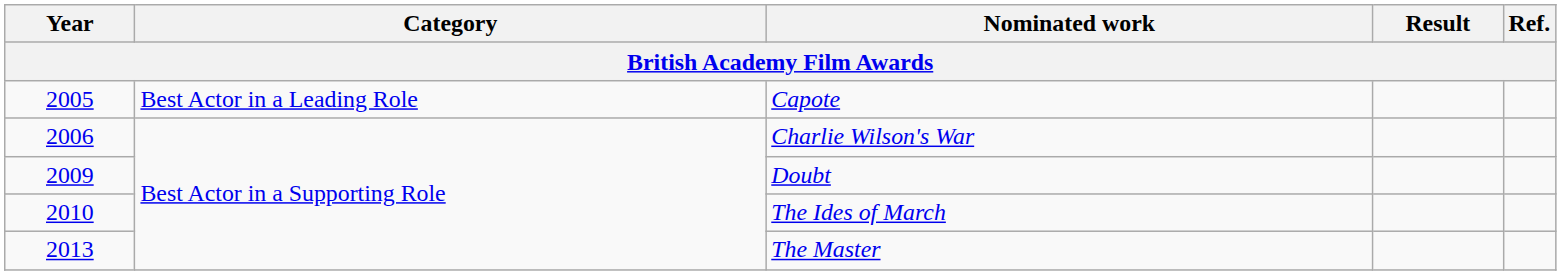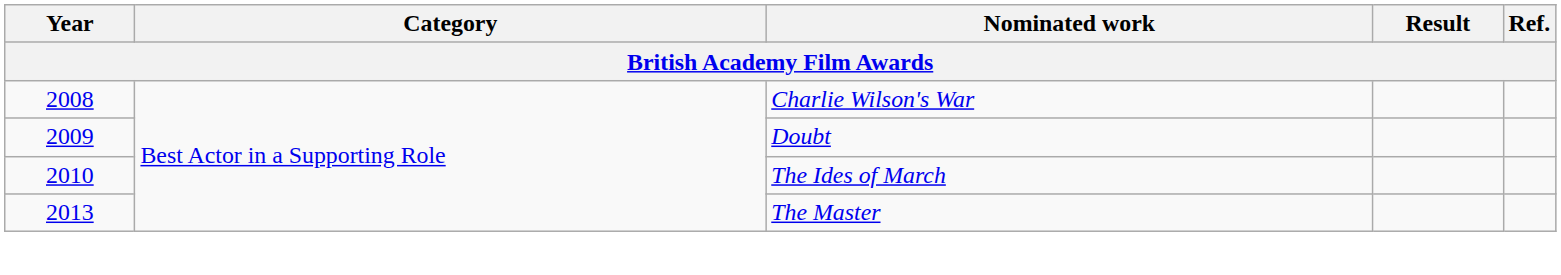- row: (806, 99)
(70, 136) 2006 -> (70, 99) 2008
